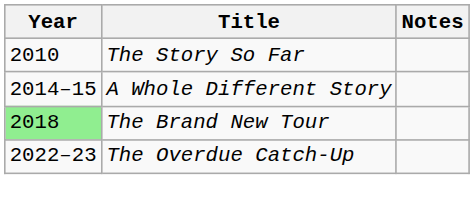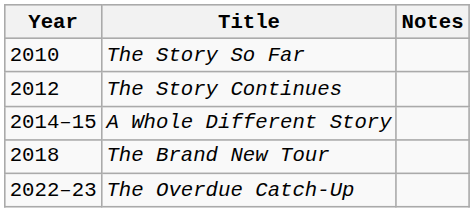+ row: (224, 89)
(35, 123) lightgreen background -> (35, 156) no background
